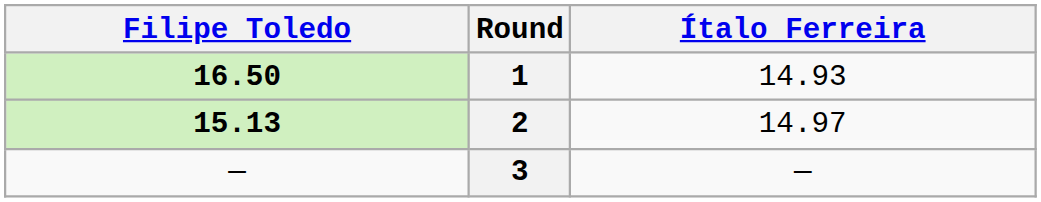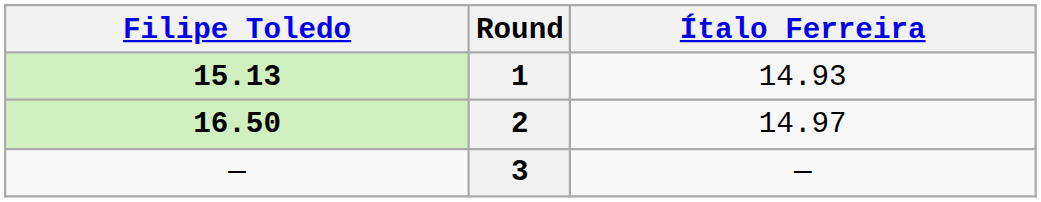(237, 77) 16.50 -> (237, 77) 15.13
(237, 124) 15.13 -> (237, 124) 16.50
